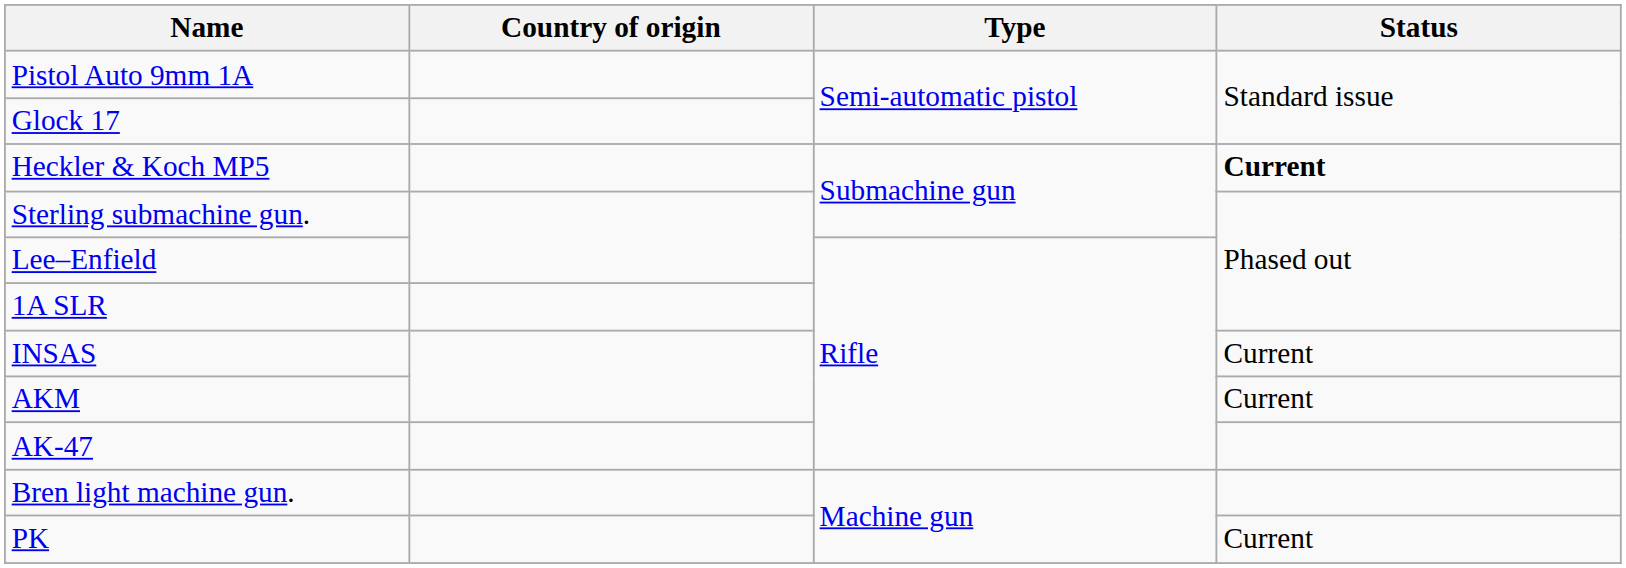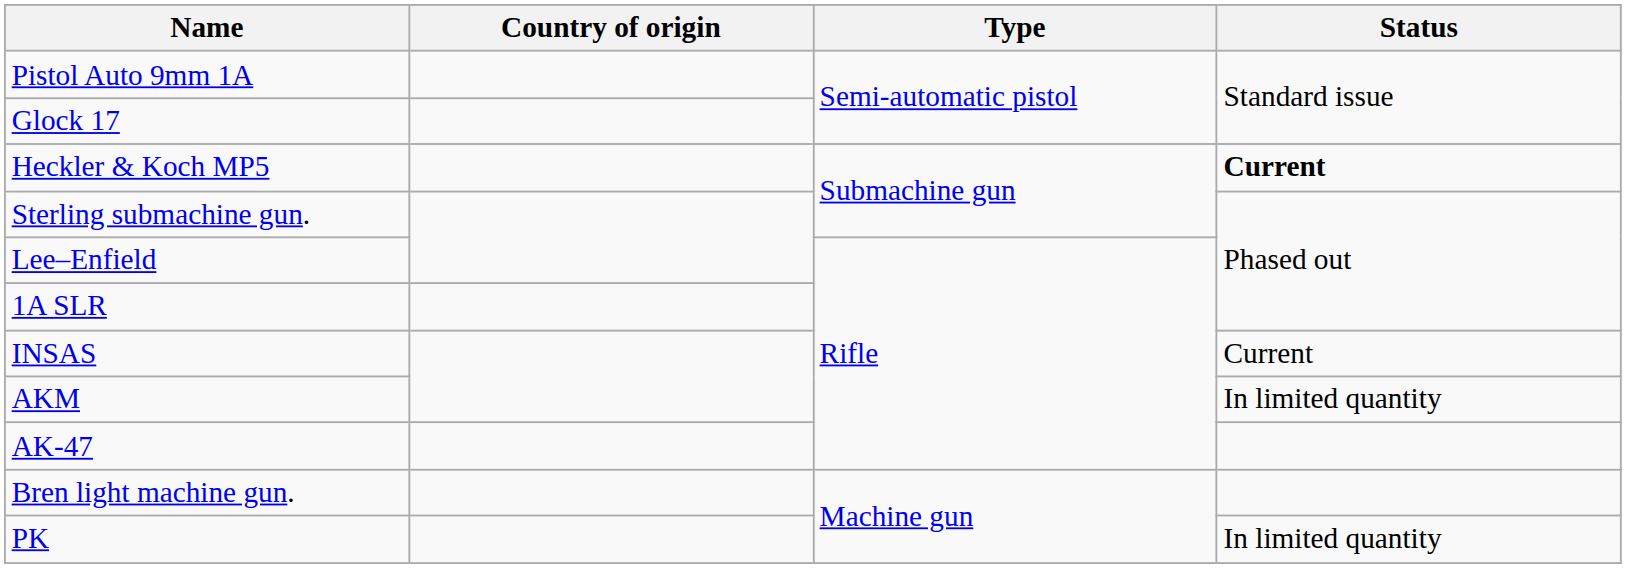(1268, 399) Current -> (1333, 399) In limited quantity
(1268, 538) Current -> (1333, 538) In limited quantity
